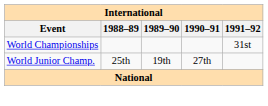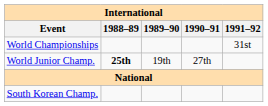(121, 61) normal -> (121, 61) bold
+ row: (52, 93)
